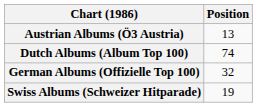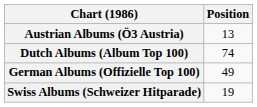(228, 72) 32 -> (228, 72) 49
